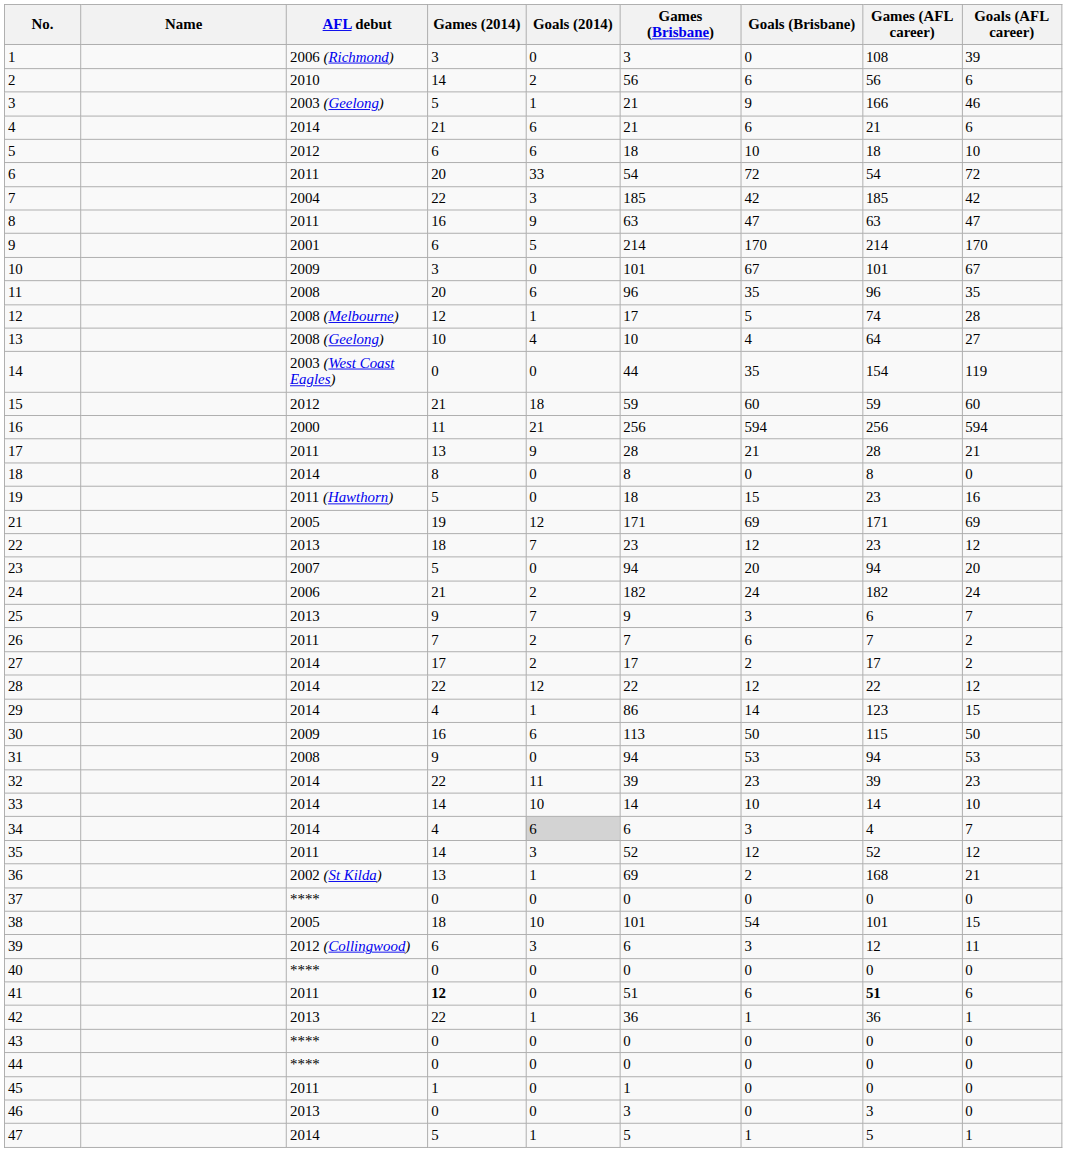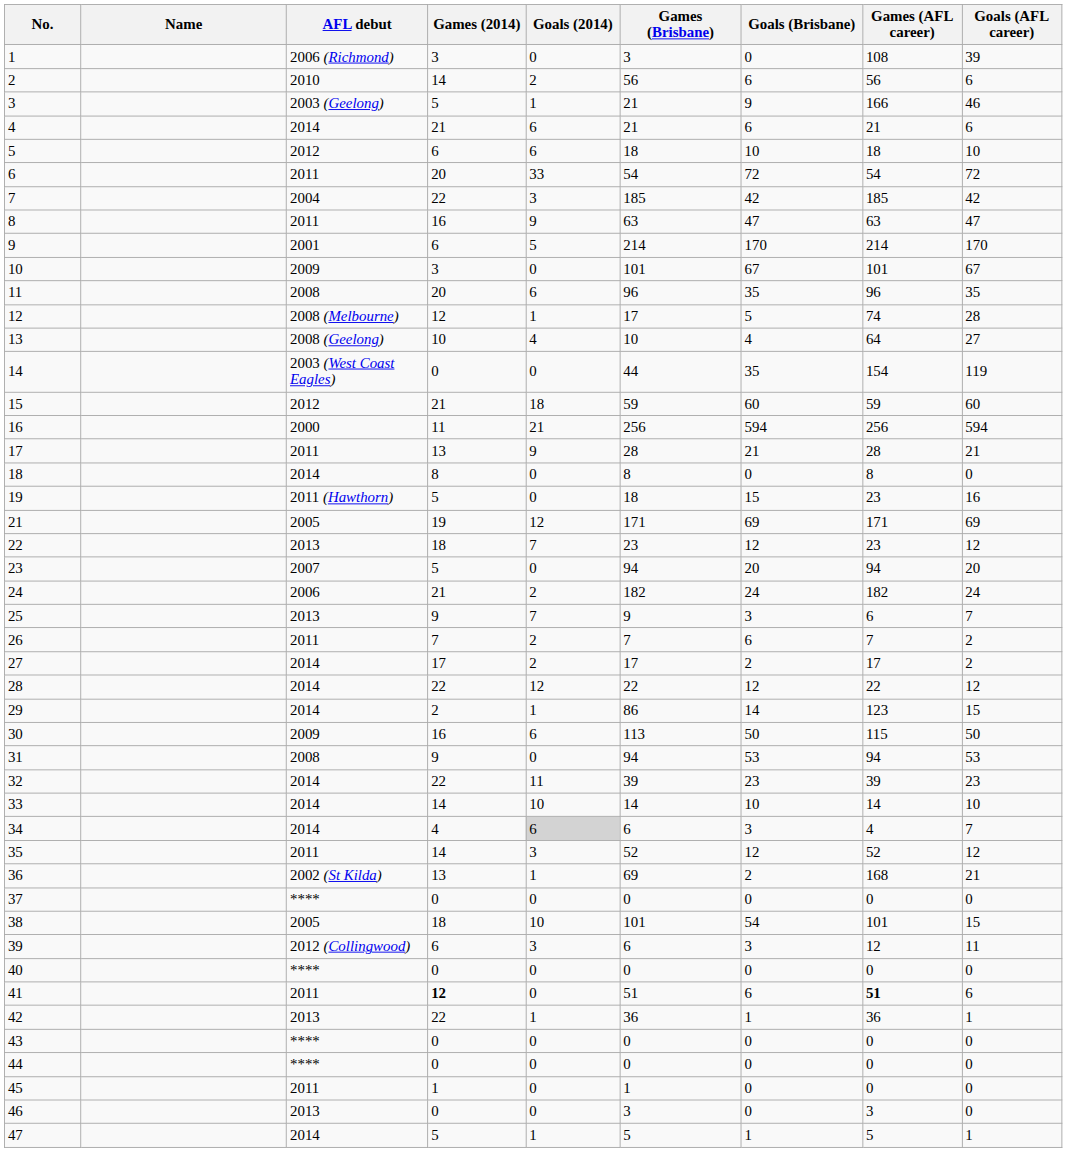(435, 710) 4 -> (435, 710) 2
